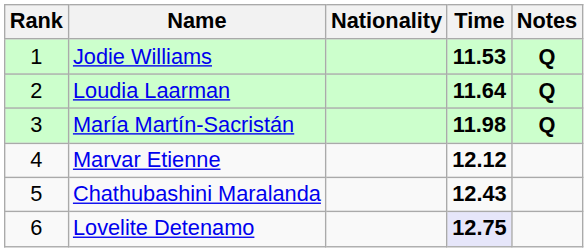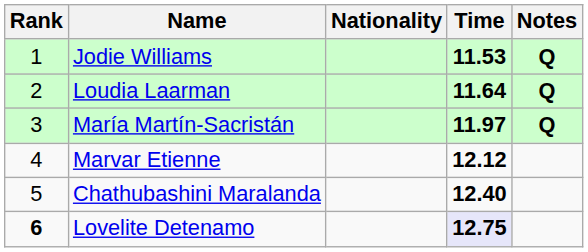(479, 125) 11.98 -> (479, 125) 11.97
(479, 194) 12.43 -> (479, 194) 12.40
(36, 228) normal -> (36, 228) bold
